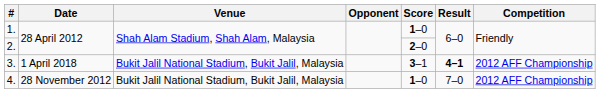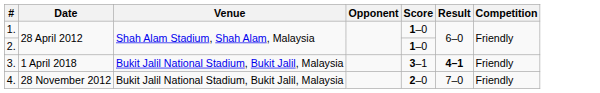(418, 47) 2–0 -> (418, 47) 1–0
(534, 63) 2012 AFF Championship -> (494, 63) Friendly
(418, 80) 1–0 -> (418, 80) 2–0
(534, 80) 2012 AFF Championship -> (494, 80) Friendly
